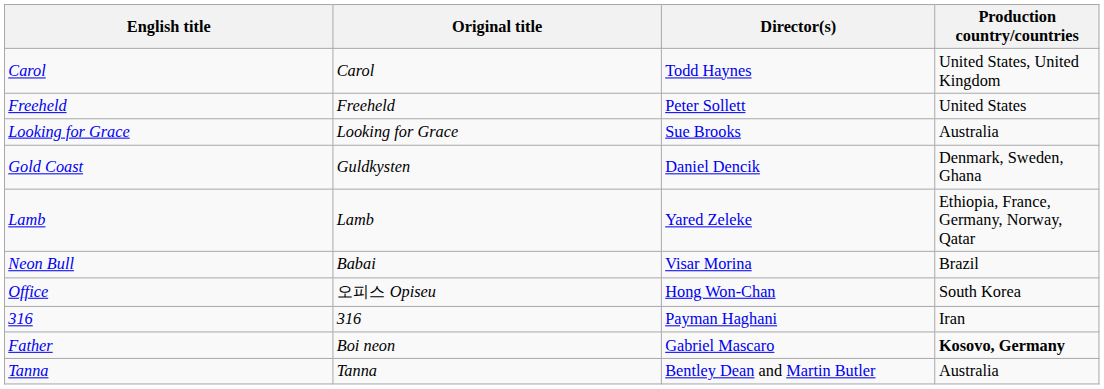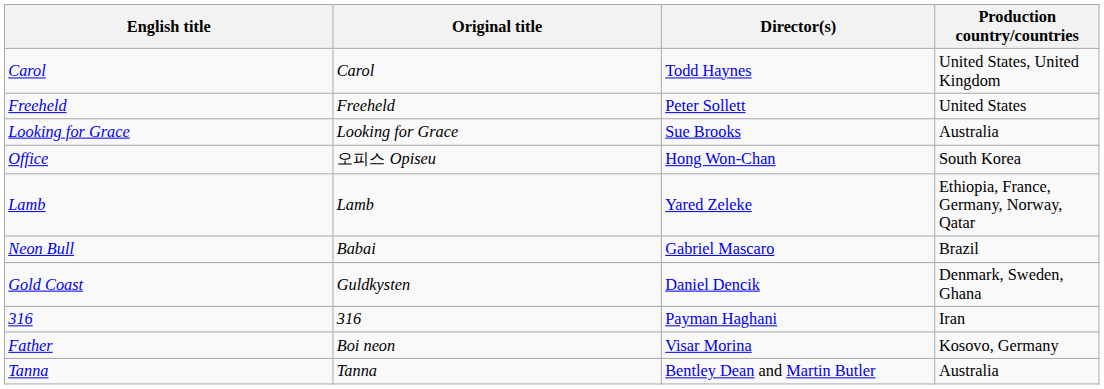rows swapped: (46, 166) <-> (28, 291)
(708, 264) Visar Morina -> (720, 249) Gabriel Mascaro
(720, 345) Gabriel Mascaro -> (708, 345) Visar Morina
(1002, 345) bold -> (999, 345) normal
